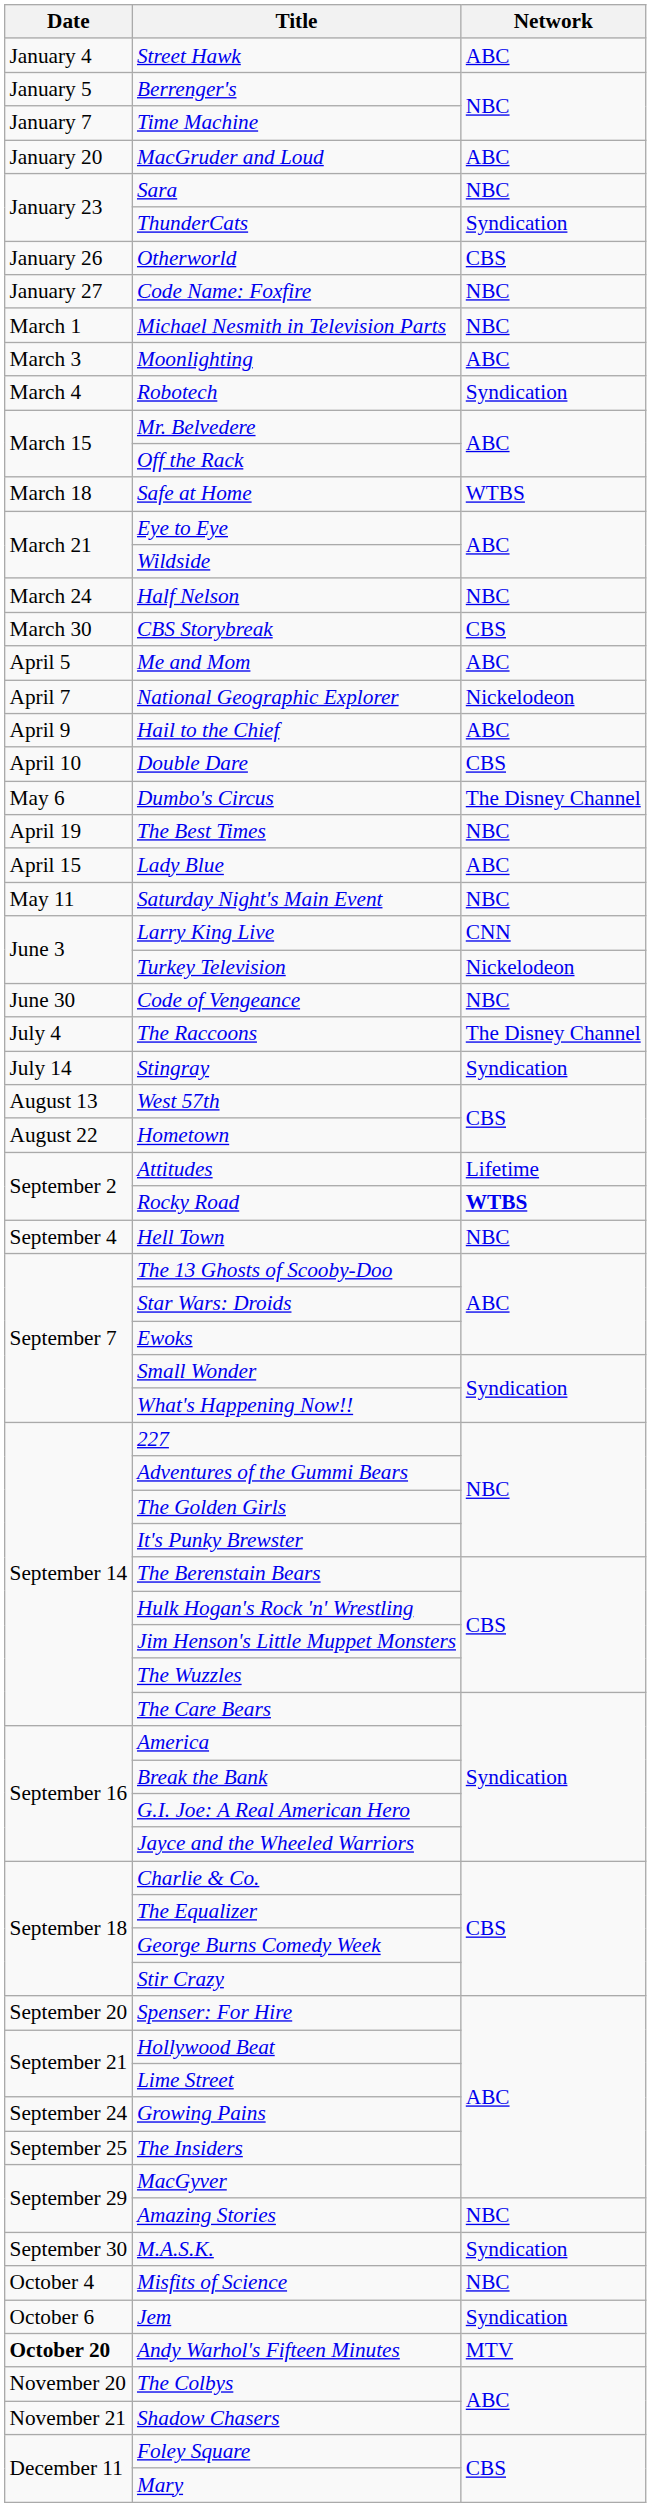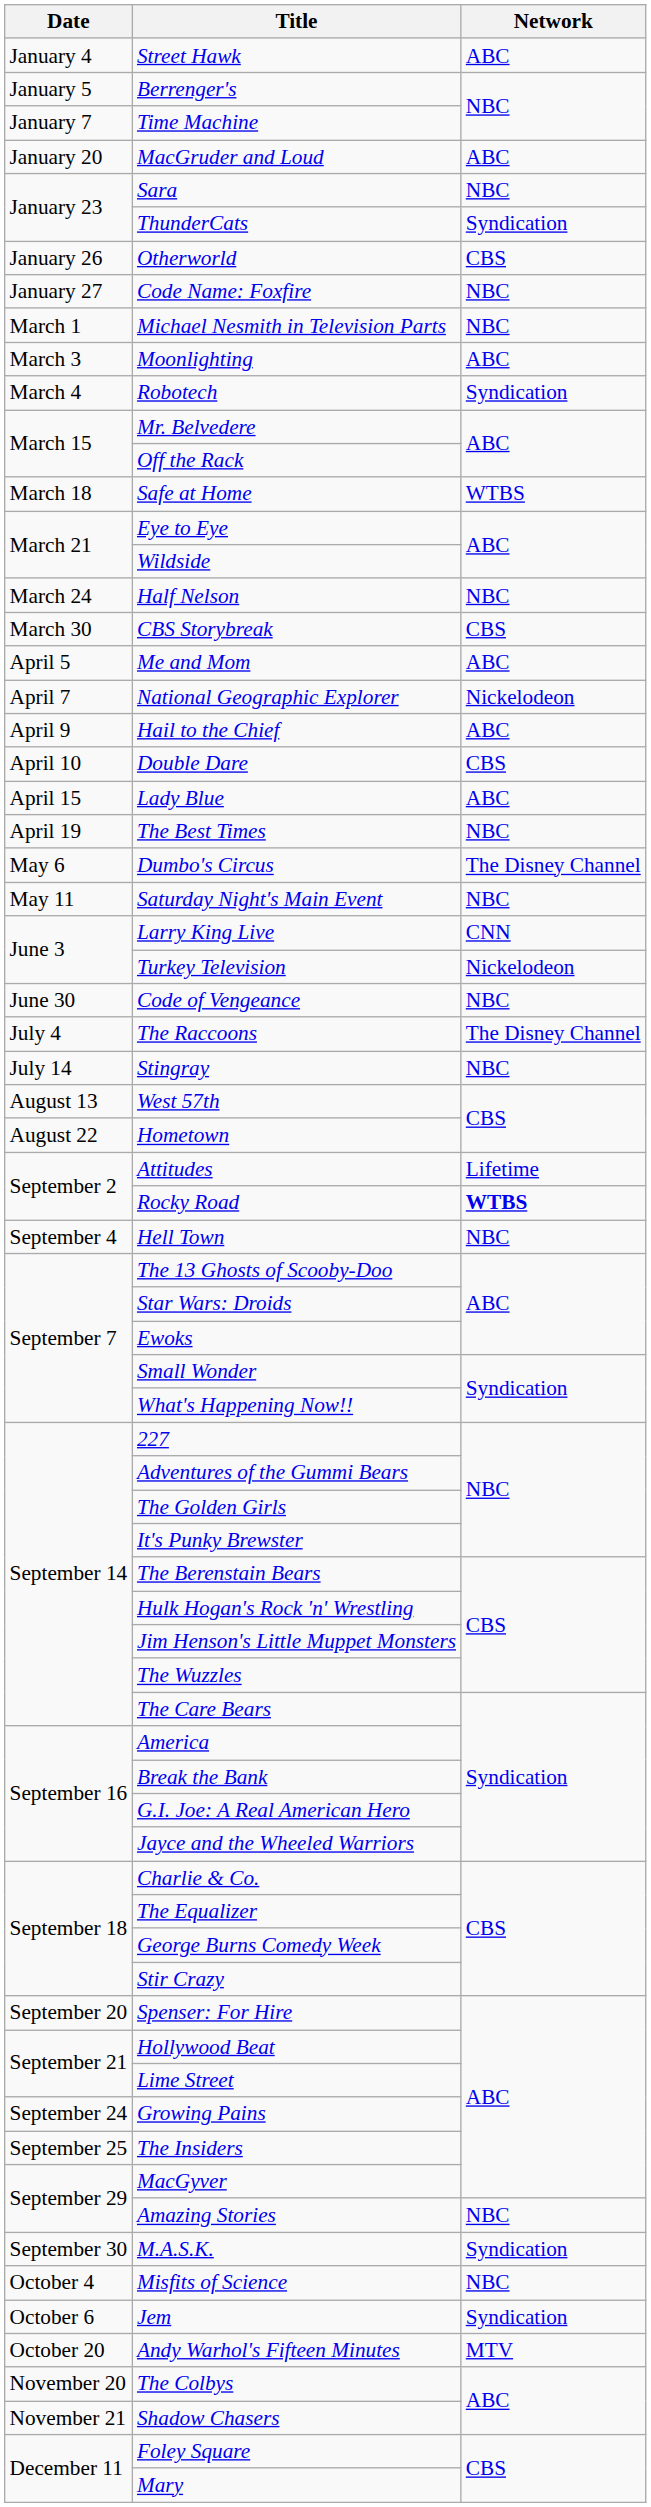rows swapped: (180, 865) <-> (205, 797)
(517, 1067) Syndication -> (488, 1067) NBC
(60, 2350) bold -> (57, 2350) normal
